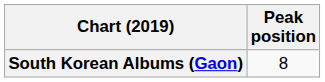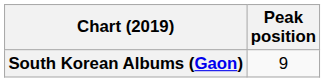(283, 63) 8 -> (283, 63) 9
